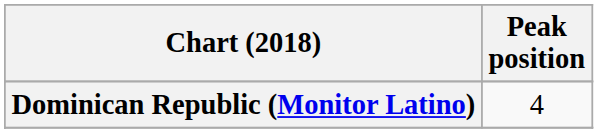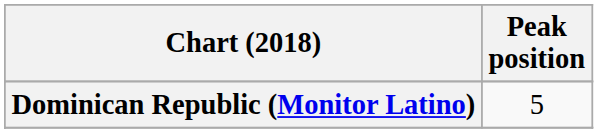(537, 104) 4 -> (537, 104) 5
